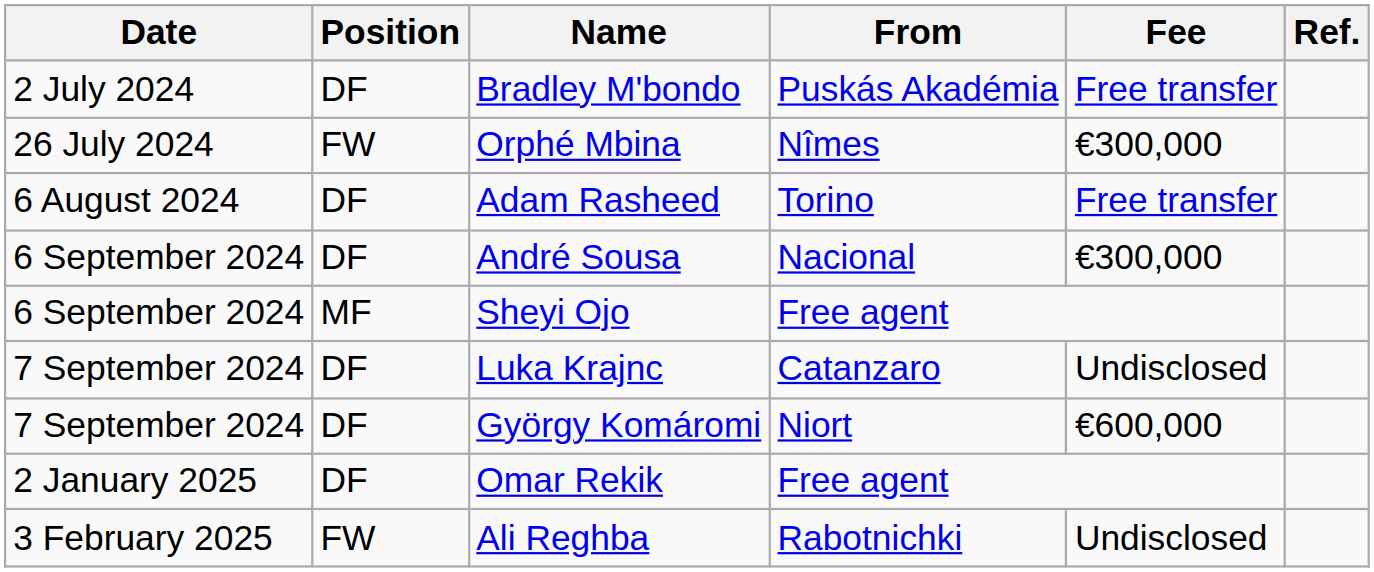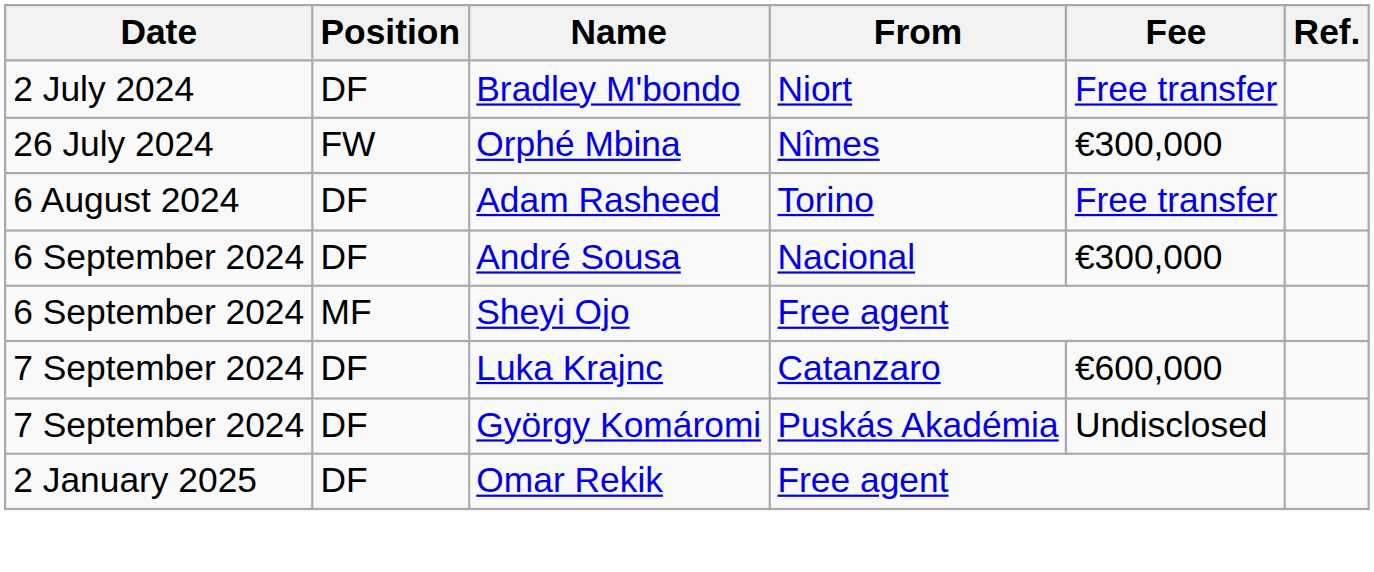(918, 88) Puskás Akadémia -> (815, 88) Niort
(1171, 369) Undisclosed -> (1149, 369) €600,000
(815, 425) Niort -> (918, 425) Puskás Akadémia
(1149, 425) €600,000 -> (1171, 425) Undisclosed
- row: (563, 537)
